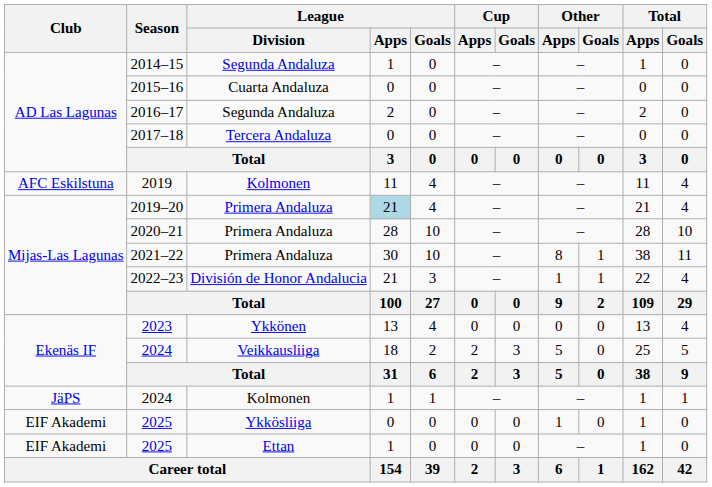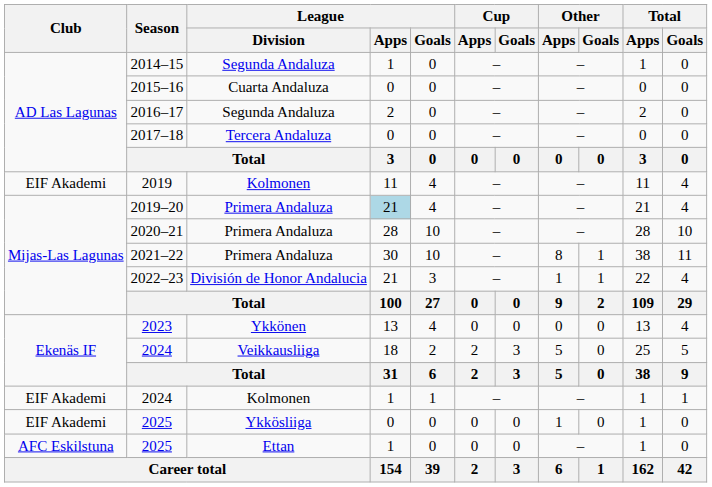(66, 183) AFC Eskilstuna -> (66, 183) EIF Akademi
(66, 398) JäPS -> (66, 398) EIF Akademi
(66, 445) EIF Akademi -> (66, 445) AFC Eskilstuna
